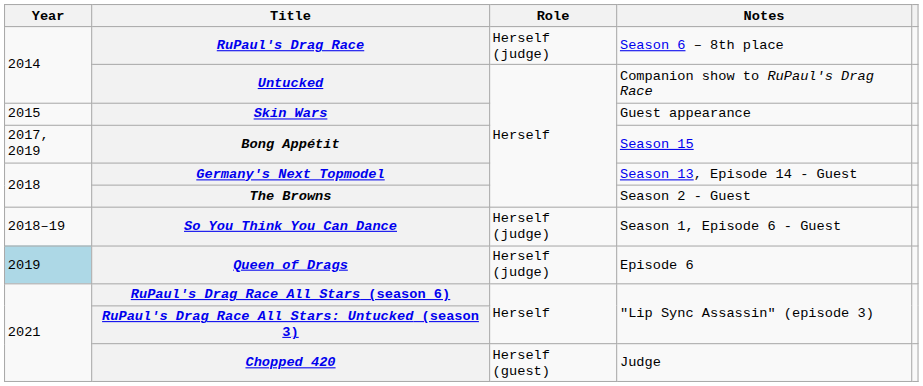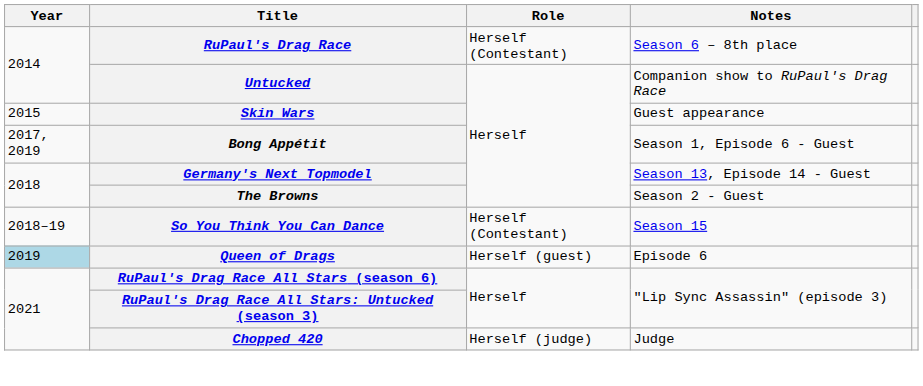(521, 46) Herself (judge) -> (518, 46) Herself (Contestant)
(657, 144) Season 15 -> (744, 144) Season 1, Episode 6 - Guest
(521, 227) Herself (judge) -> (518, 227) Herself (Contestant)
(731, 227) Season 1, Episode 6 - Guest -> (670, 227) Season 15
(521, 264) Herself (judge) -> (531, 257) Herself (guest)
(521, 363) Herself (guest) -> (531, 339) Herself (judge)
